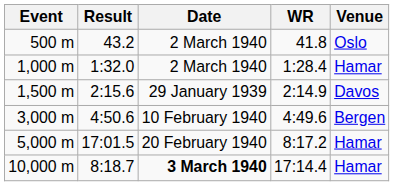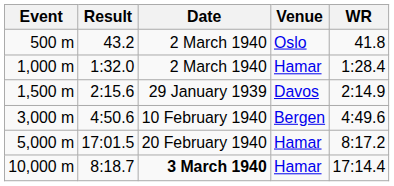columns swapped: (360, 17) <-> (300, 17)
